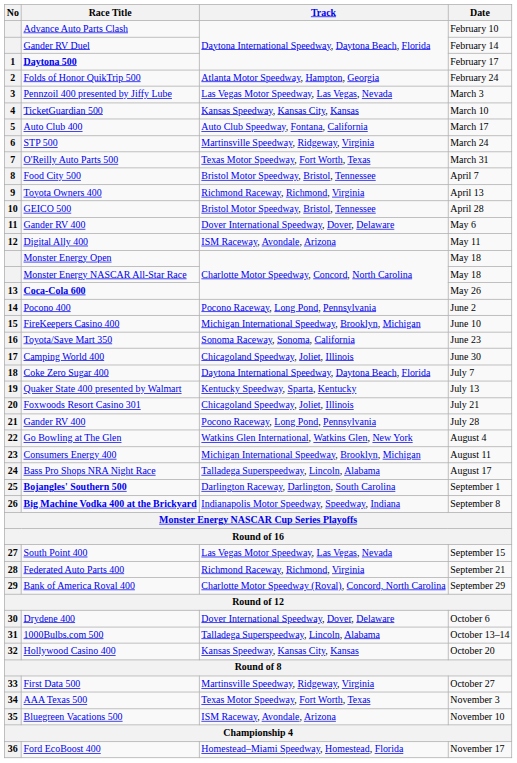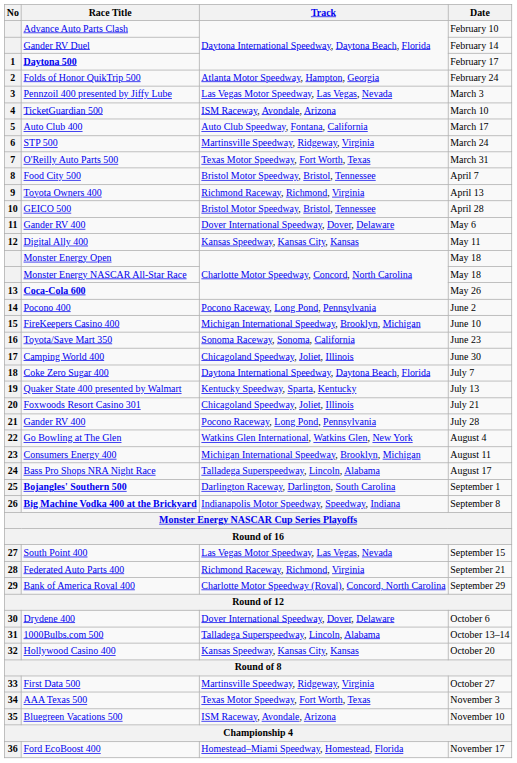(280, 110) Kansas Speedway, Kansas City, Kansas -> (269, 110) ISM Raceway, Avondale, Arizona
(269, 241) ISM Raceway, Avondale, Arizona -> (280, 241) Kansas Speedway, Kansas City, Kansas
